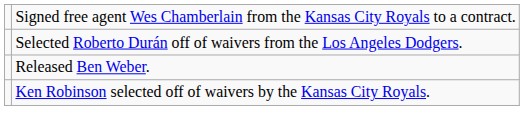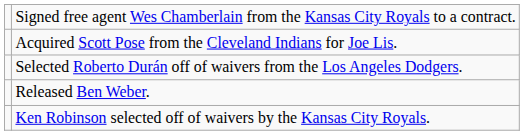+ row: (206, 42)
